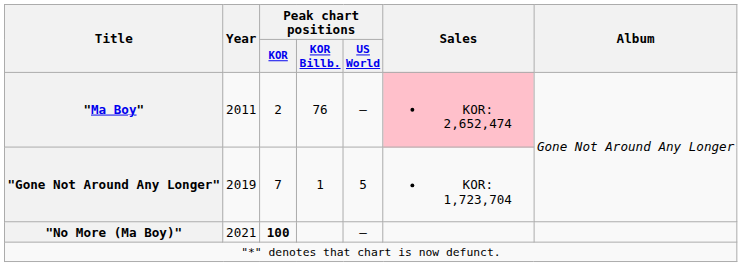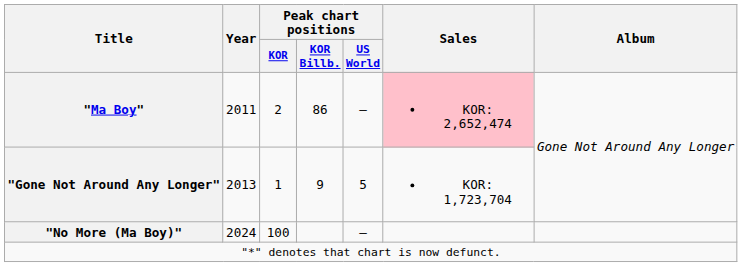(320, 110) 76 -> (320, 110) 86
(241, 185) 2019 -> (241, 185) 2013
(278, 185) 7 -> (278, 185) 1
(320, 185) 1 -> (320, 185) 9
(241, 232) 2021 -> (241, 232) 2024
(278, 232) bold -> (278, 232) normal
